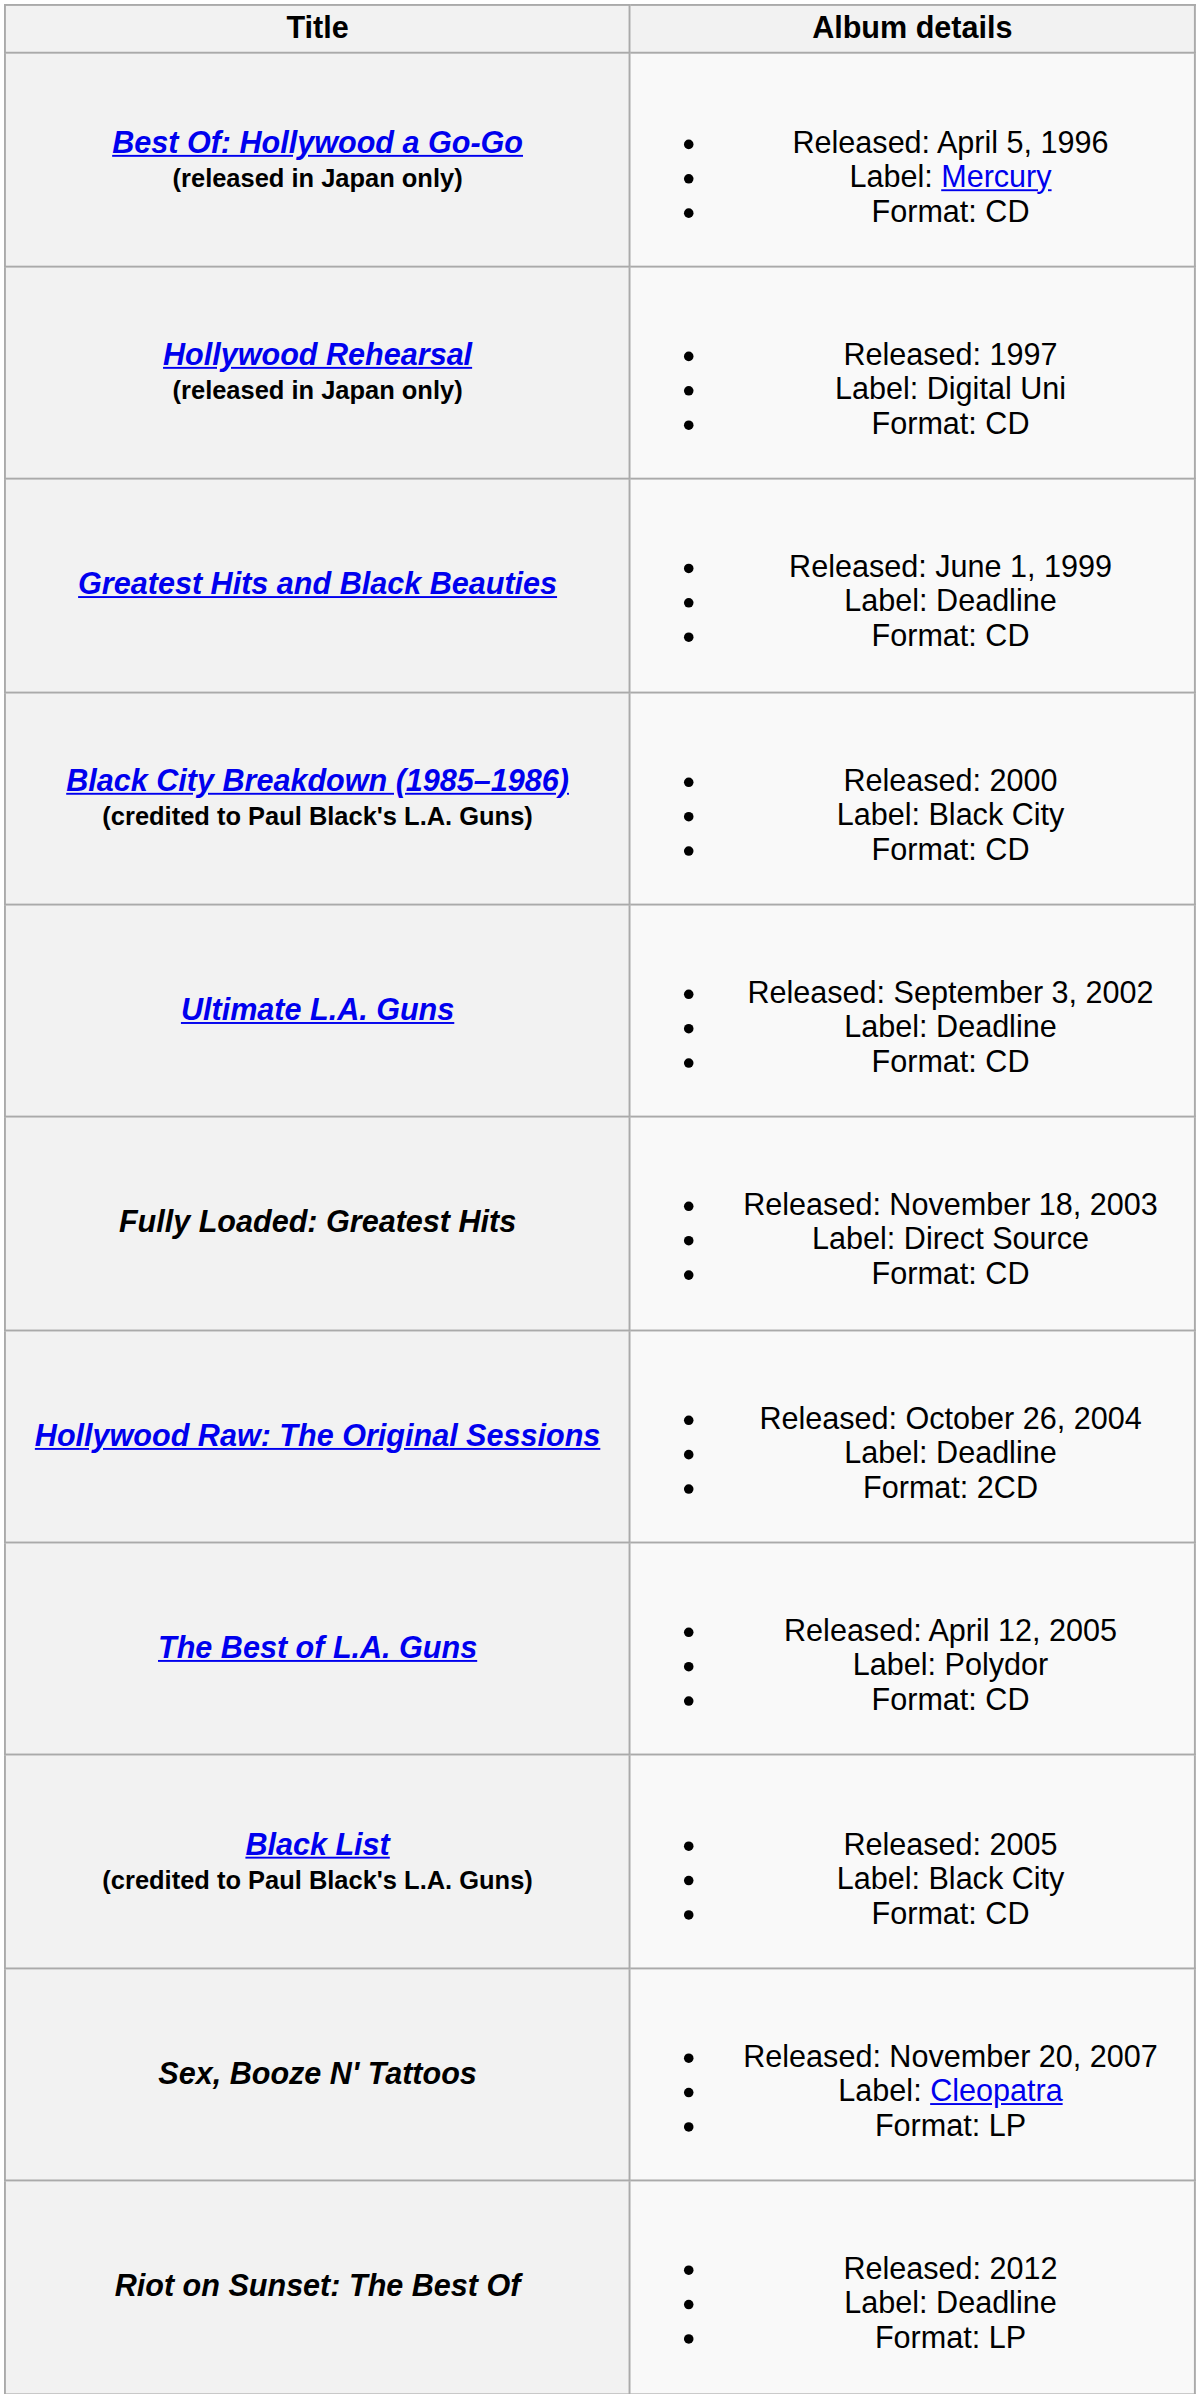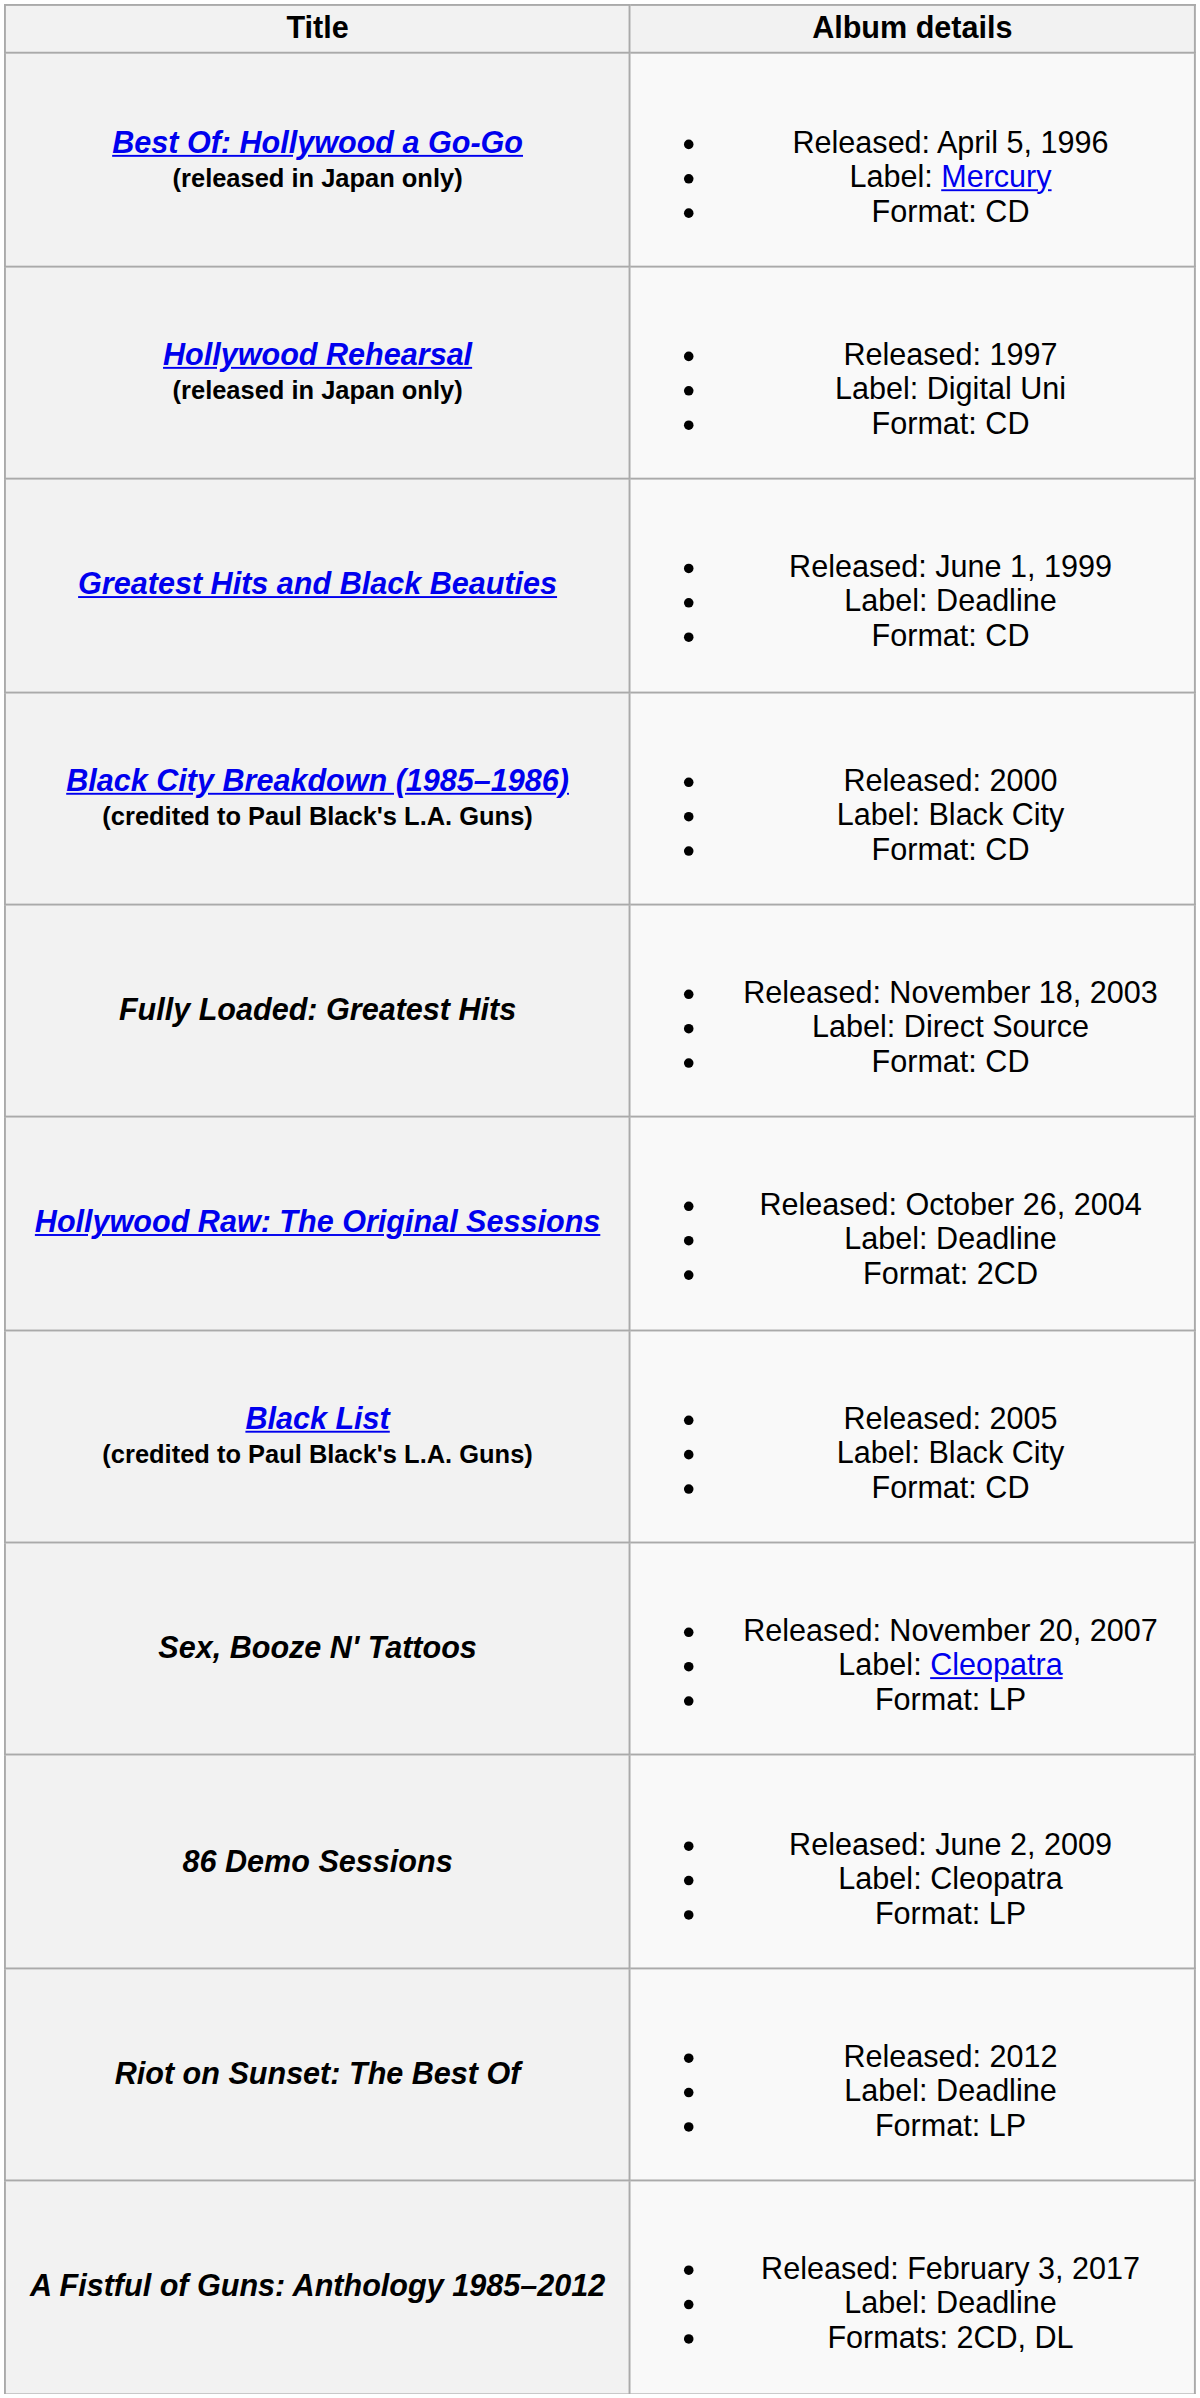- row: (318, 1010)
- row: (318, 1648)
+ row: (318, 1861)
+ row: (318, 2286)
